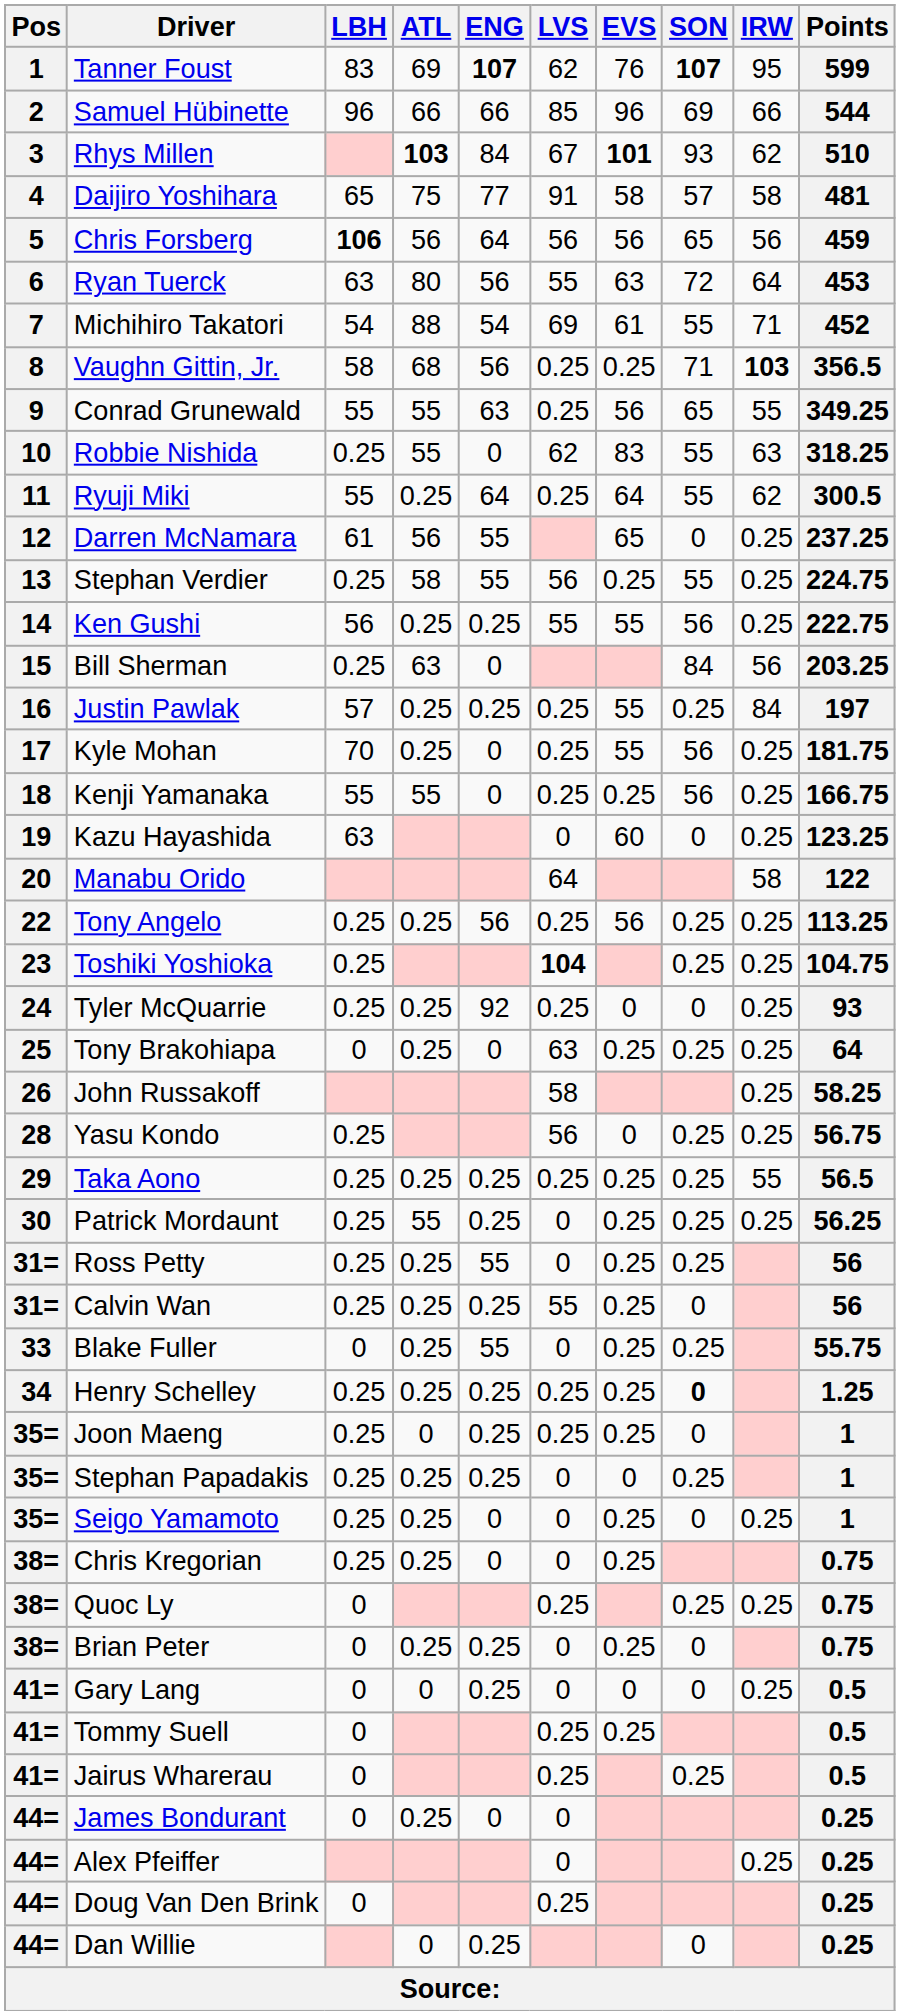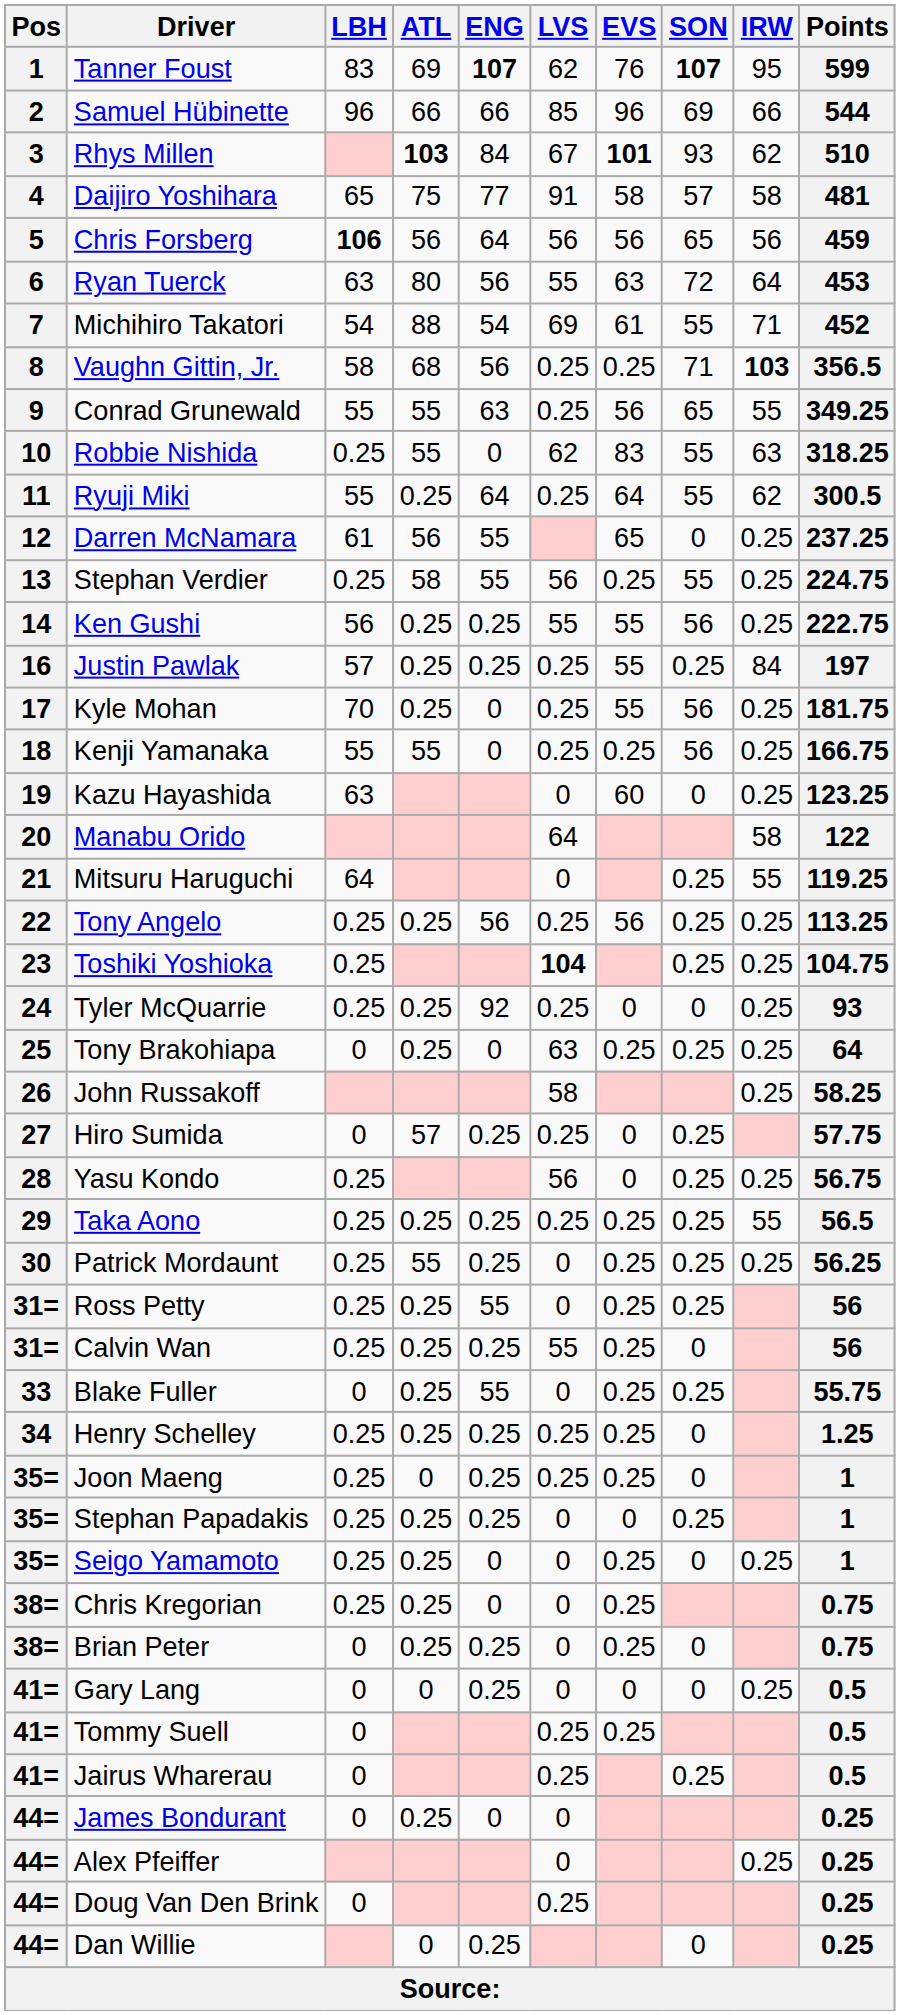- row: (151, 666)
+ row: (184, 879)
+ row: (148, 1135)
(698, 1391) bold -> (698, 1434) normal
- row: (124, 1604)
